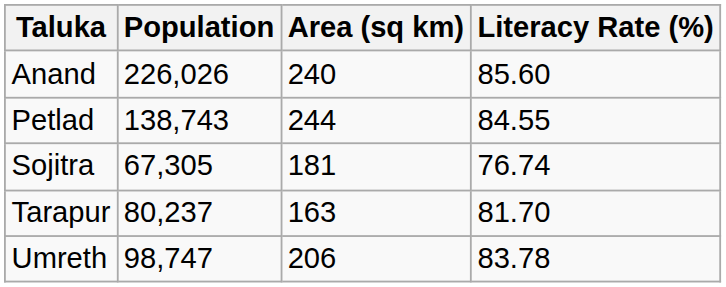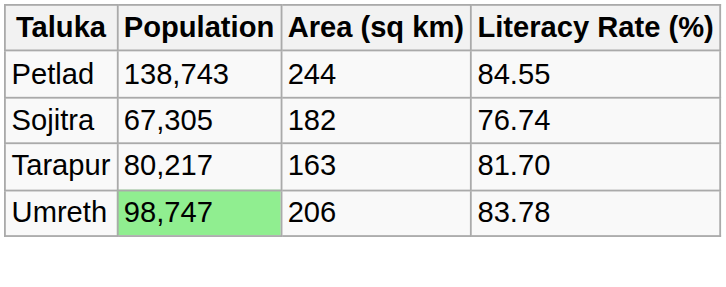- row: (54, 73)
(312, 166) 181 -> (312, 119) 182
(168, 212) 80,237 -> (168, 166) 80,217
(168, 258) no background -> (168, 212) lightgreen background
